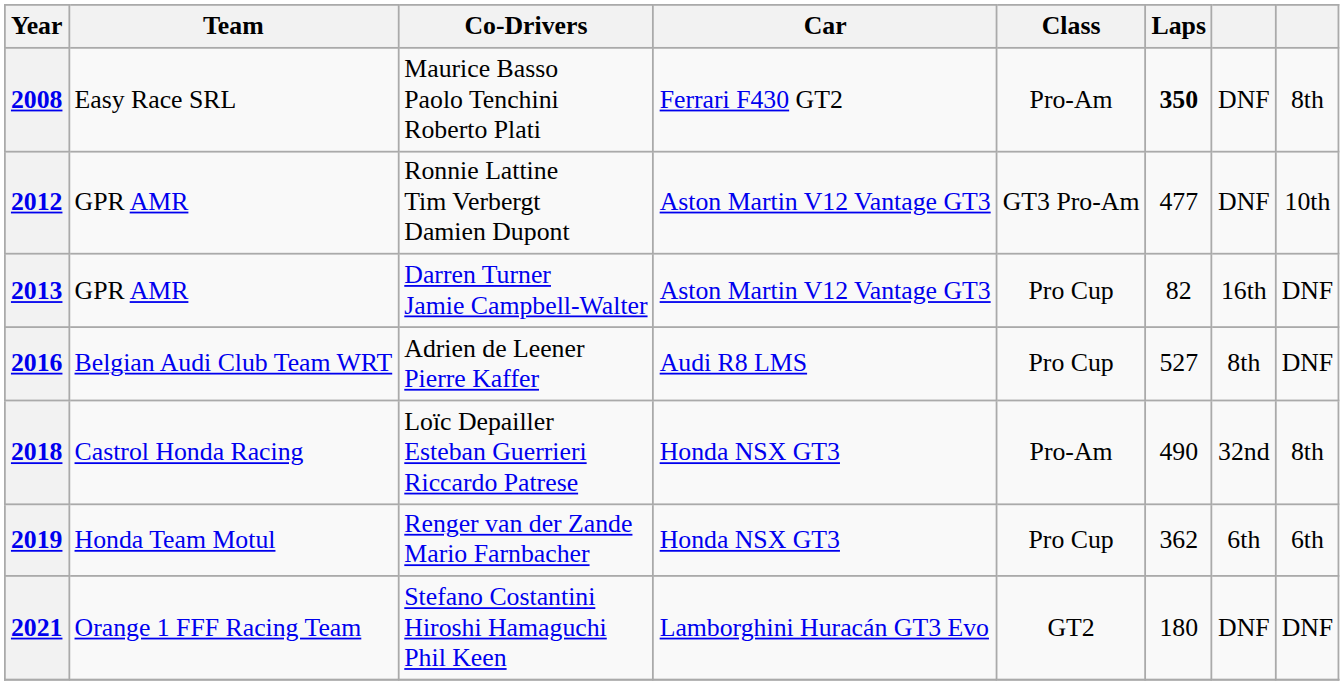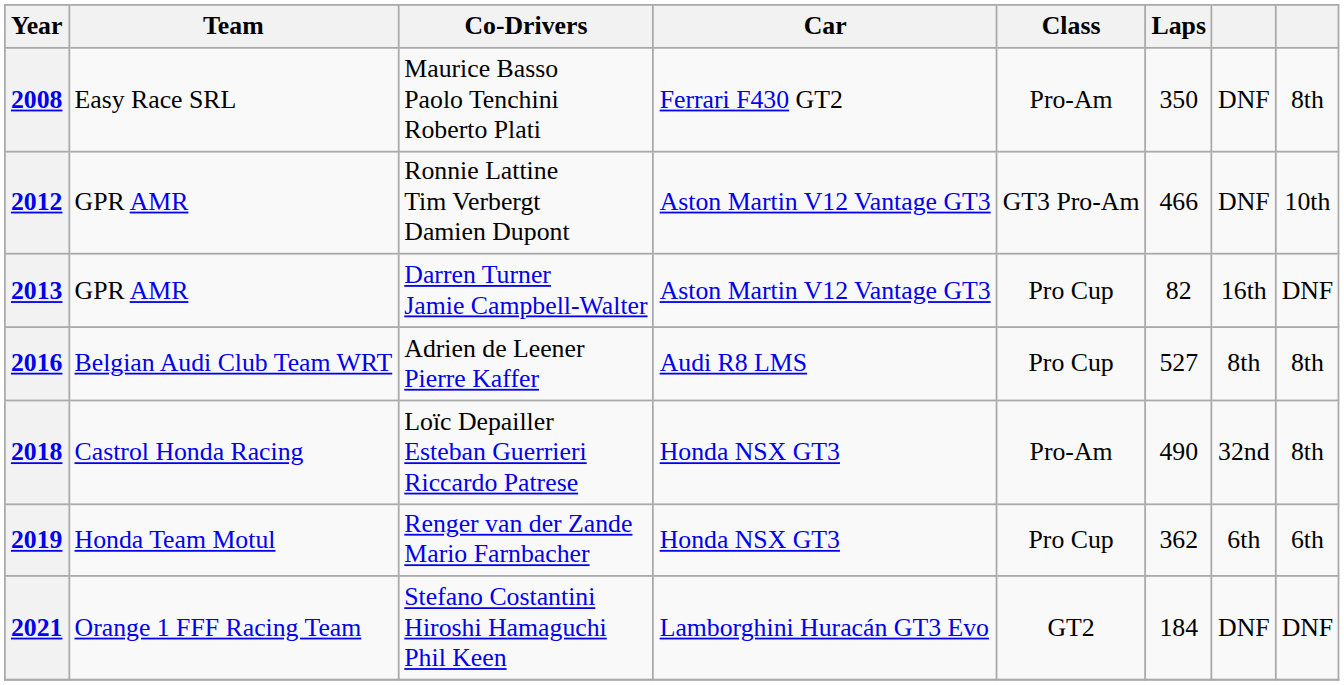(1179, 99) bold -> (1179, 99) normal
(1179, 202) 477 -> (1179, 202) 466
(1307, 363) DNF -> (1307, 363) 8th
(1179, 628) 180 -> (1179, 628) 184
